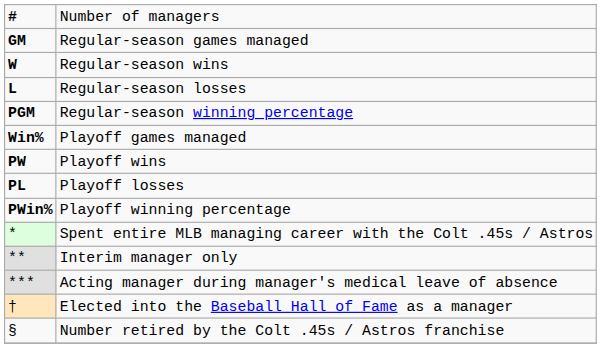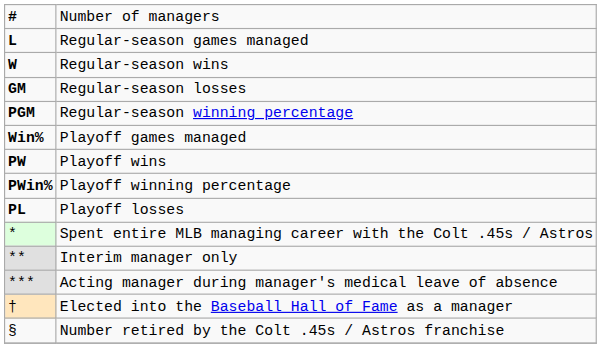(17, 41) GM -> (13, 41) L
(13, 89) L -> (17, 89) GM
rows swapped: (122, 186) <-> (175, 210)
